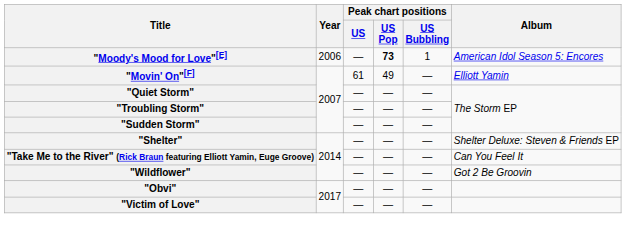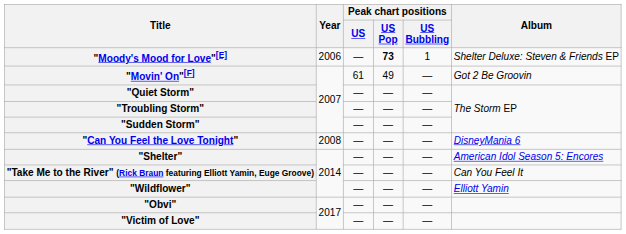(529, 57) American Idol Season 5: Encores -> (536, 57) Shelter Deluxe: Steven & Friends EP
(481, 75) Elliott Yamin -> (493, 75) Got 2 Be Groovin
+ row: (160, 141)
(536, 141) Shelter Deluxe: Steven & Friends EP -> (529, 157) American Idol Season 5: Encores
(493, 173) Got 2 Be Groovin -> (481, 189) Elliott Yamin
